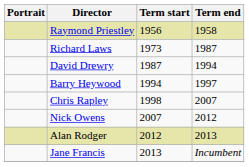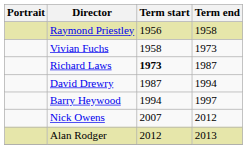+ row: (79, 48)
(150, 48) normal -> (150, 65) bold
- row: (79, 100)
- row: (77, 153)
